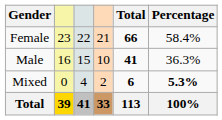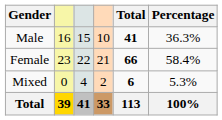rows swapped: (30, 37) <-> (30, 59)
(183, 81) bold -> (183, 81) normal
